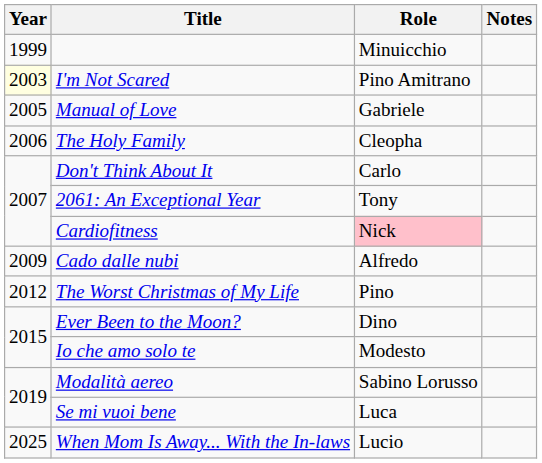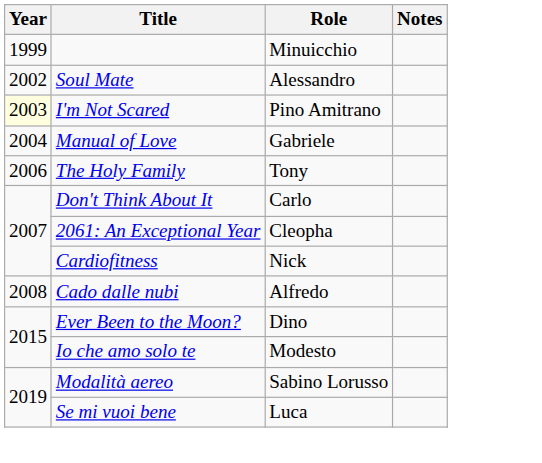+ row: (95, 79)
(28, 110) 2005 -> (28, 140) 2004
(391, 140) Cleopha -> (289, 170) Tony
(378, 200) Tony -> (301, 230) Cleopha
(377, 230) pink background -> (288, 261) no background
(28, 261) 2009 -> (28, 291) 2008
- row: (177, 291)
- row: (203, 442)
